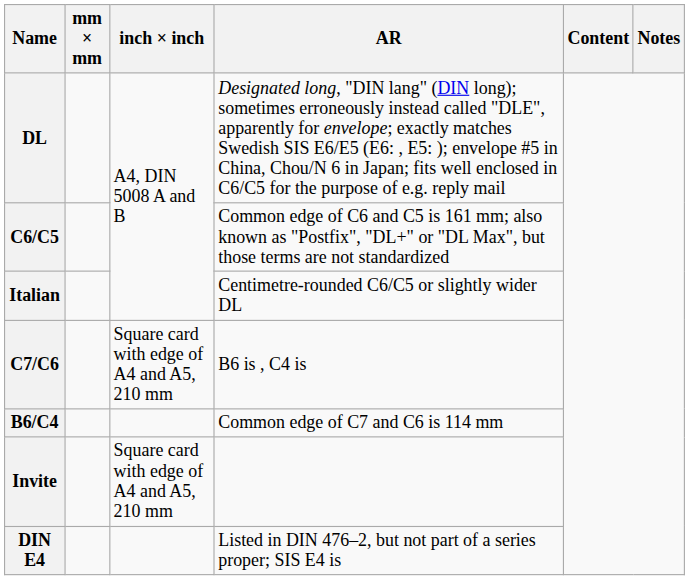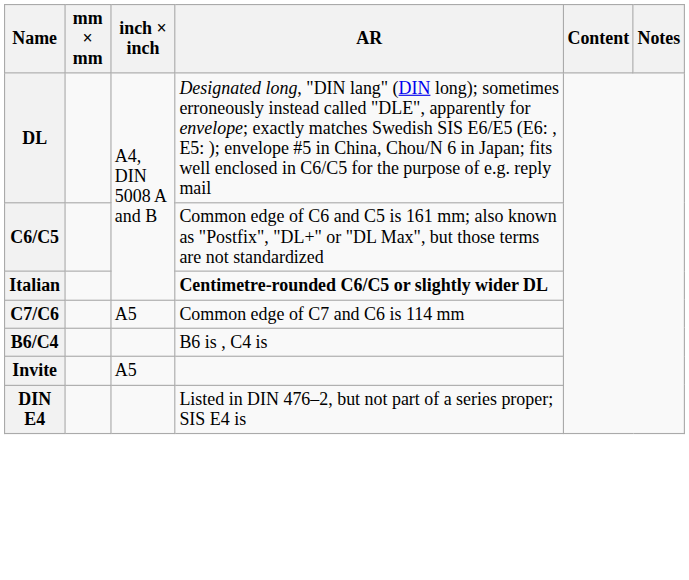(378, 295) normal -> (364, 285) bold
(158, 364) Square card with edge of A4 and A5, 210 mm -> (126, 313) A5
(262, 364) B6 is , C4 is -> (322, 313) Common edge of C7 and C6 is 114 mm
(361, 422) Common edge of C7 and C6 is 114 mm -> (223, 342) B6 is , C4 is
(158, 481) Square card with edge of A4 and A5, 210 mm -> (126, 370) A5
